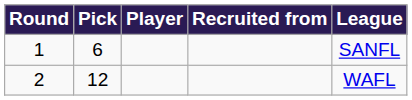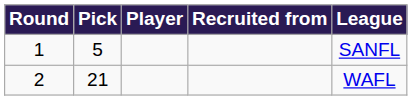(98, 49) 6 -> (98, 49) 5
(98, 79) 12 -> (98, 79) 21
